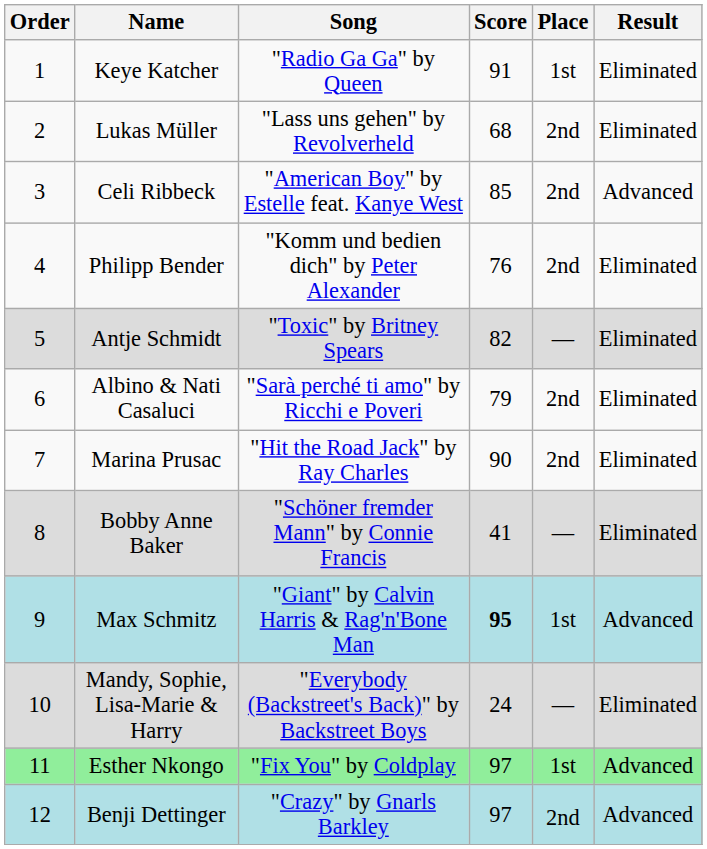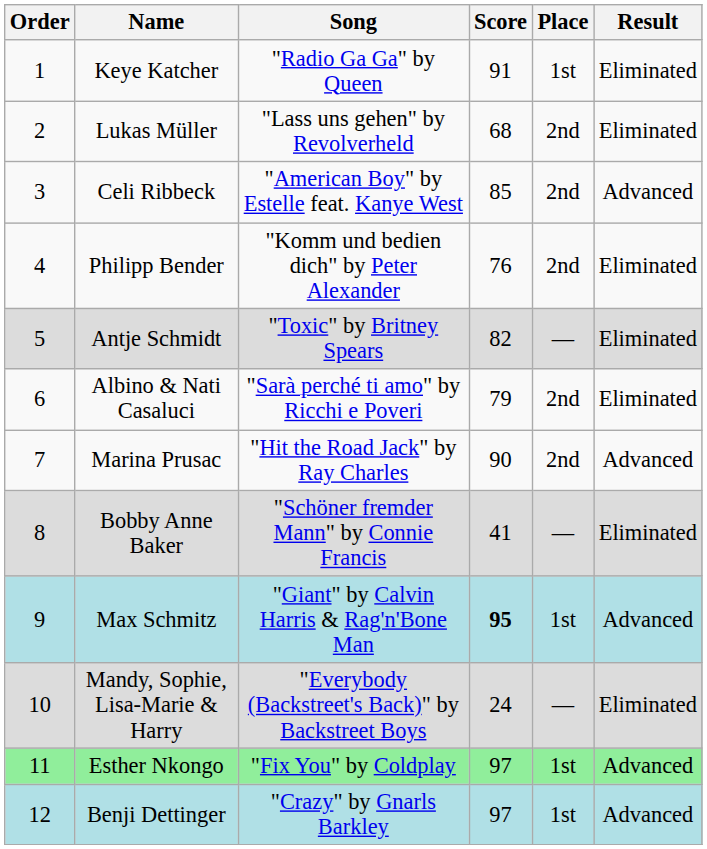(648, 459) Eliminated -> (648, 459) Advanced
(563, 816) 2nd -> (563, 813) 1st
